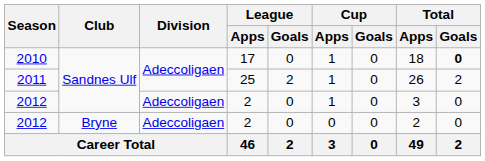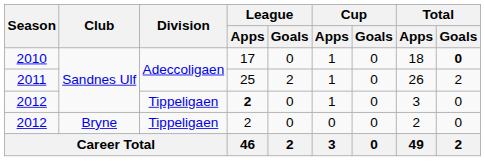(183, 101) Adeccoligaen -> (183, 101) Tippeligaen
(248, 101) normal -> (248, 101) bold
(183, 123) Adeccoligaen -> (183, 123) Tippeligaen
